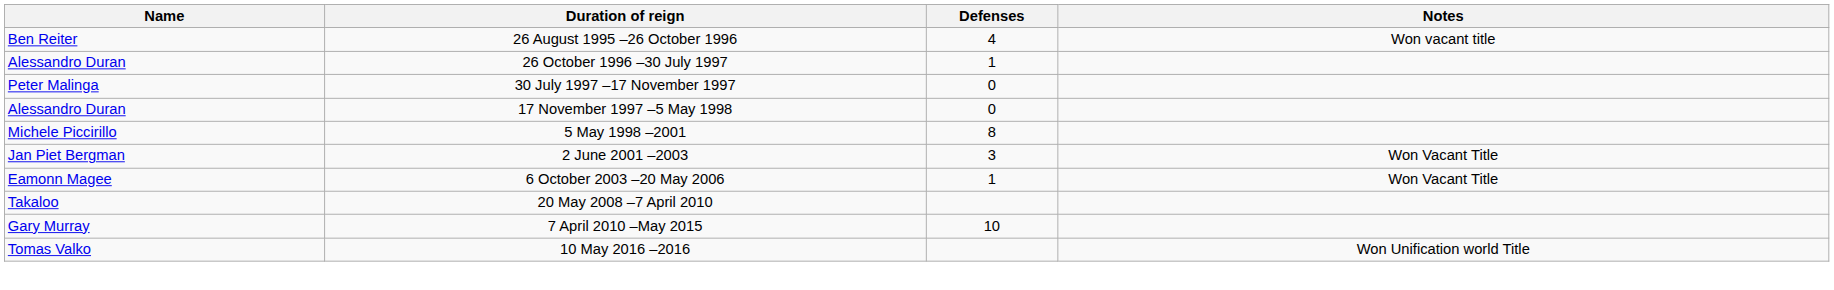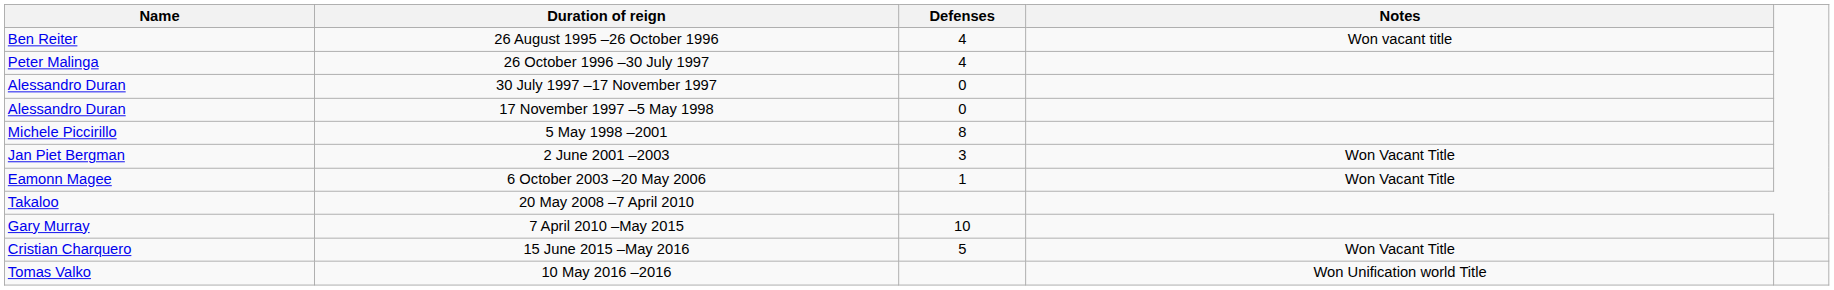(67, 62) Alessandro Duran -> (53, 62) Peter Malinga
(992, 62) 1 -> (962, 62) 4
(53, 86) Peter Malinga -> (67, 86) Alessandro Duran
+ row: (606, 249)
